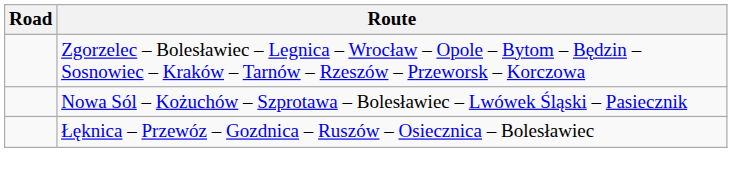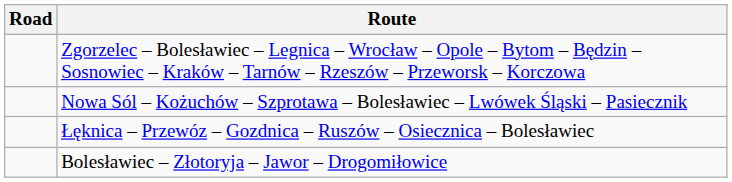+ row: (254, 161)
